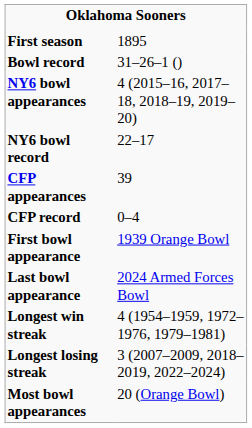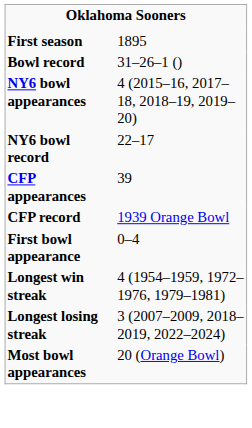(128, 217) 0–4 -> (173, 217) 1939 Orange Bowl
(173, 238) 1939 Orange Bowl -> (128, 238) 0–4
- row: (44, 286)
